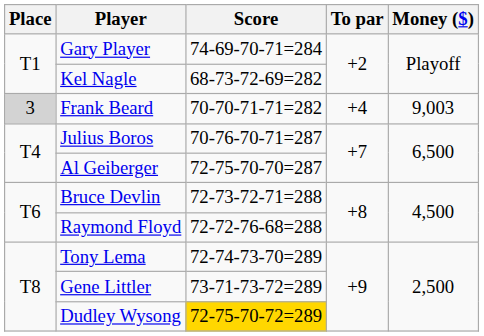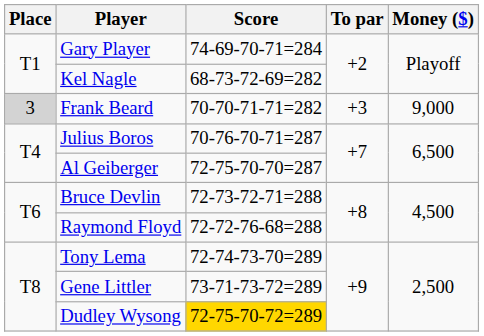(357, 108) +4 -> (357, 108) +3
(433, 108) 9,003 -> (433, 108) 9,000
